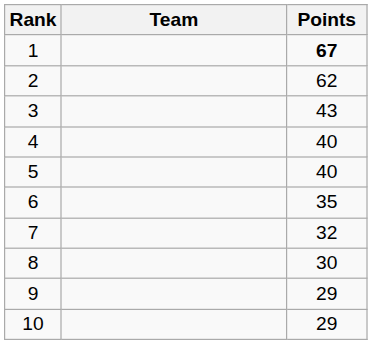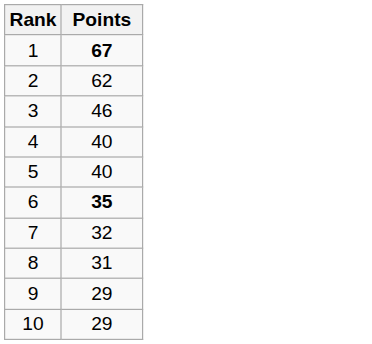- column: (174, 19)
(327, 111) 43 -> (102, 111) 46
(327, 202) normal -> (102, 202) bold
(327, 263) 30 -> (102, 263) 31
